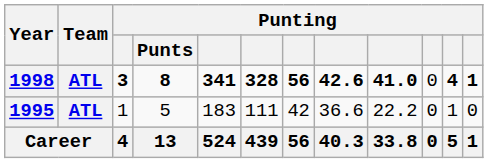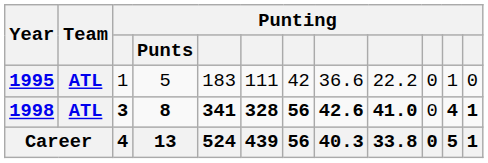rows swapped: (32, 112) <-> (32, 81)
